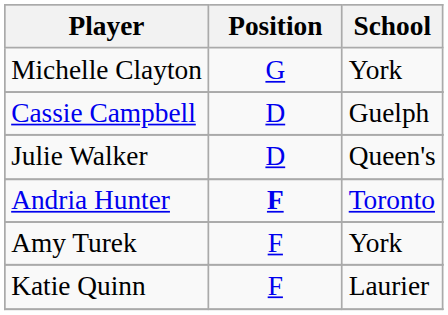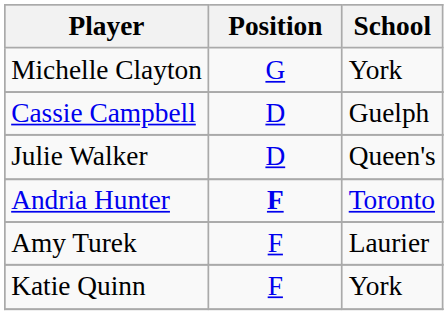(375, 243) York -> (389, 243) Laurier
(389, 286) Laurier -> (375, 286) York
